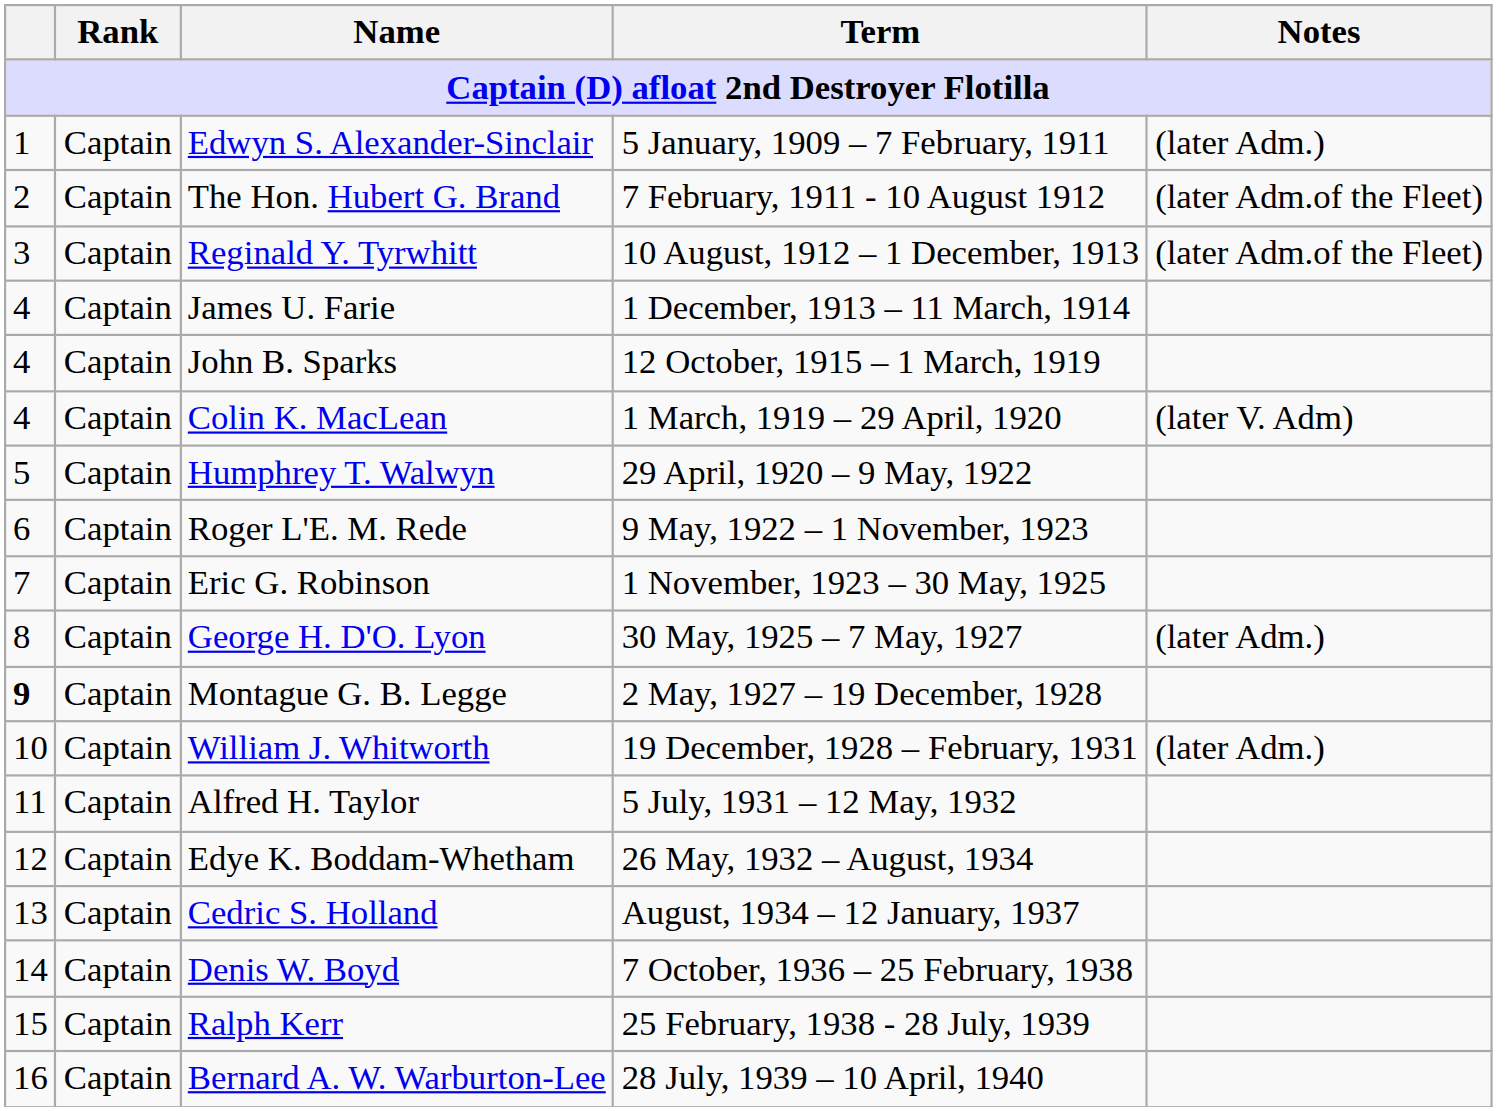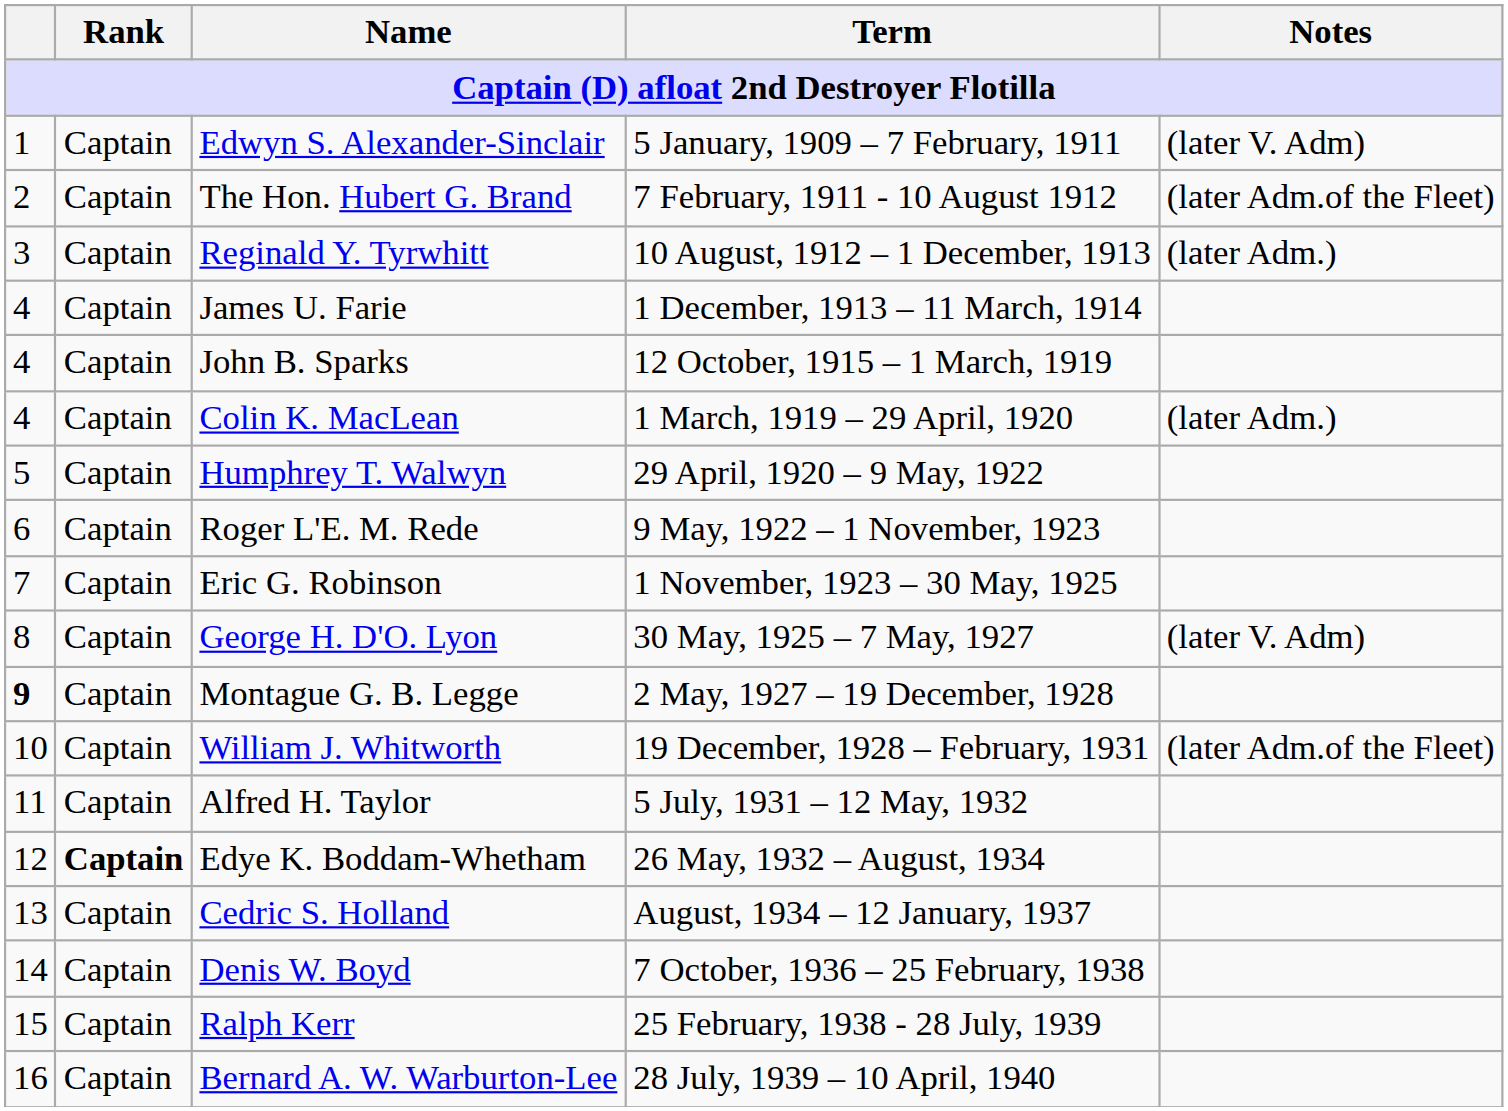(1240, 142) (later Adm.) -> (1266, 142) (later V. Adm)
(1319, 252) (later Adm.of the Fleet) -> (1252, 252) (later Adm.)
(1254, 417) (later V. Adm) -> (1252, 417) (later Adm.)
(1240, 637) (later Adm.) -> (1266, 637) (later V. Adm)
(1240, 747) (later Adm.) -> (1331, 747) (later Adm.of the Fleet)
(118, 857) normal -> (124, 857) bold
